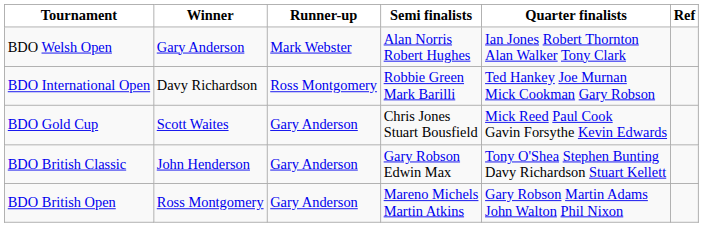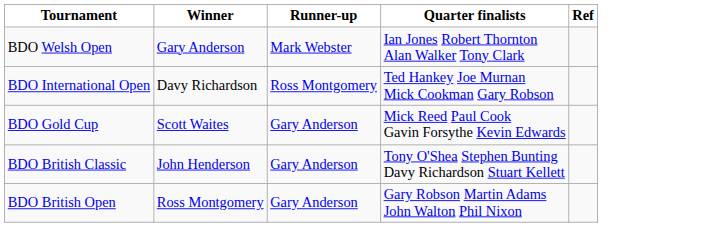- column: (431, 15)
